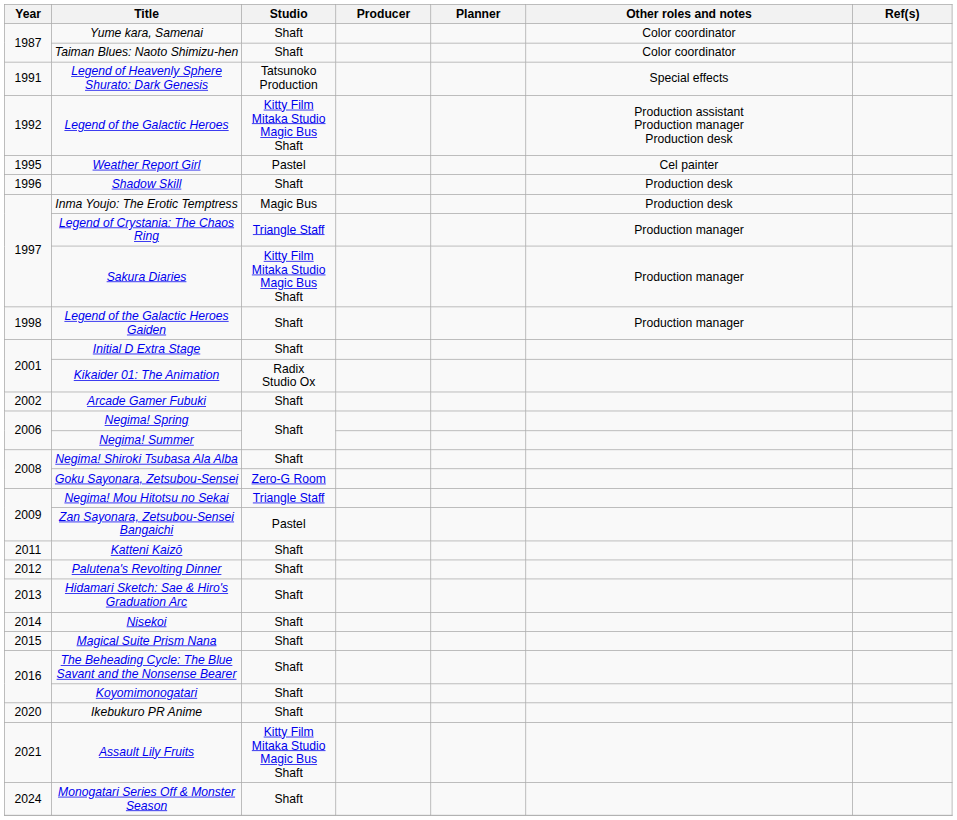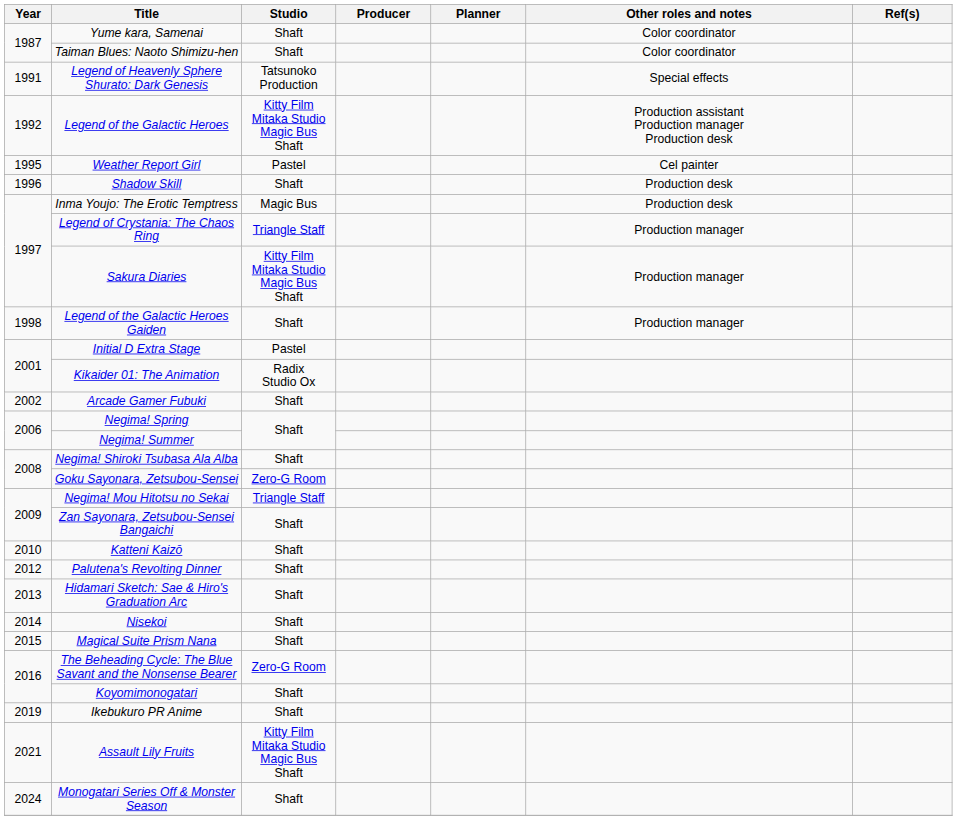(289, 349) Shaft -> (289, 349) Pastel
(289, 524) Pastel -> (289, 524) Shaft
(28, 550) 2011 -> (28, 550) 2010
(289, 667) Shaft -> (289, 667) Zero-G Room
(28, 712) 2020 -> (28, 712) 2019
